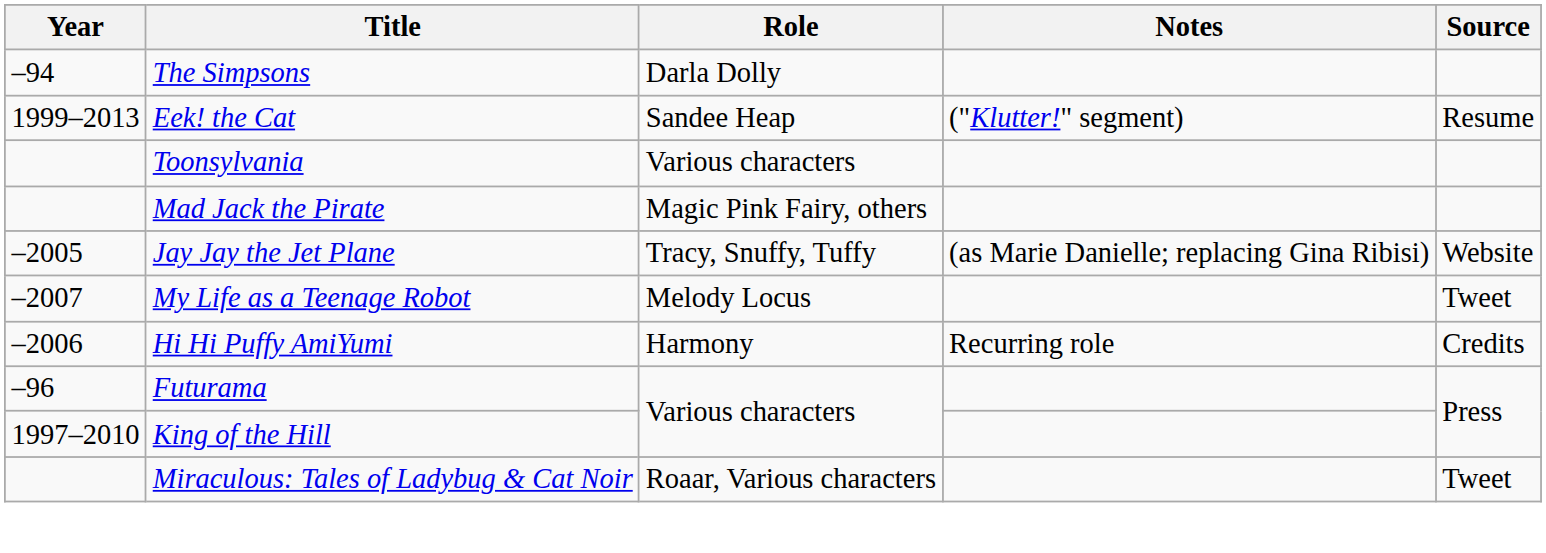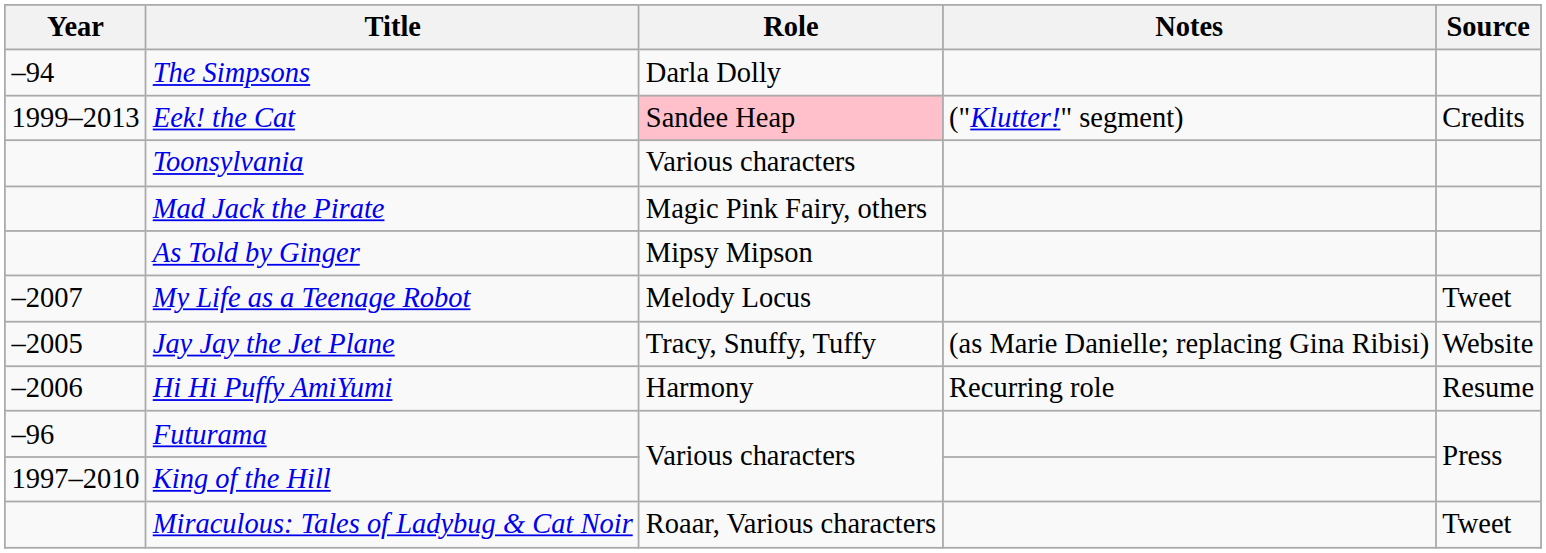(721, 117) no background -> (721, 117) pink background
(1488, 117) Resume -> (1483, 117) Credits
+ row: (256, 252)
rows swapped: (274, 252) <-> (312, 298)
(1483, 343) Credits -> (1488, 388) Resume
